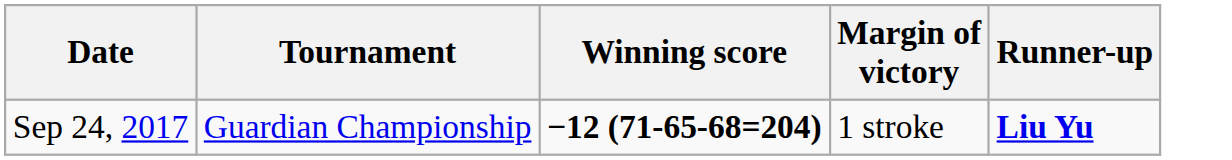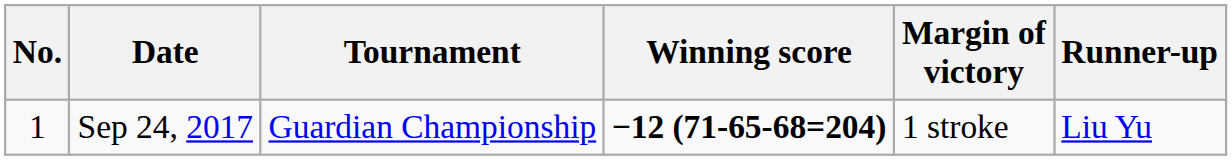+ column: (37, 52)
(1045, 126) bold -> (1107, 126) normal
